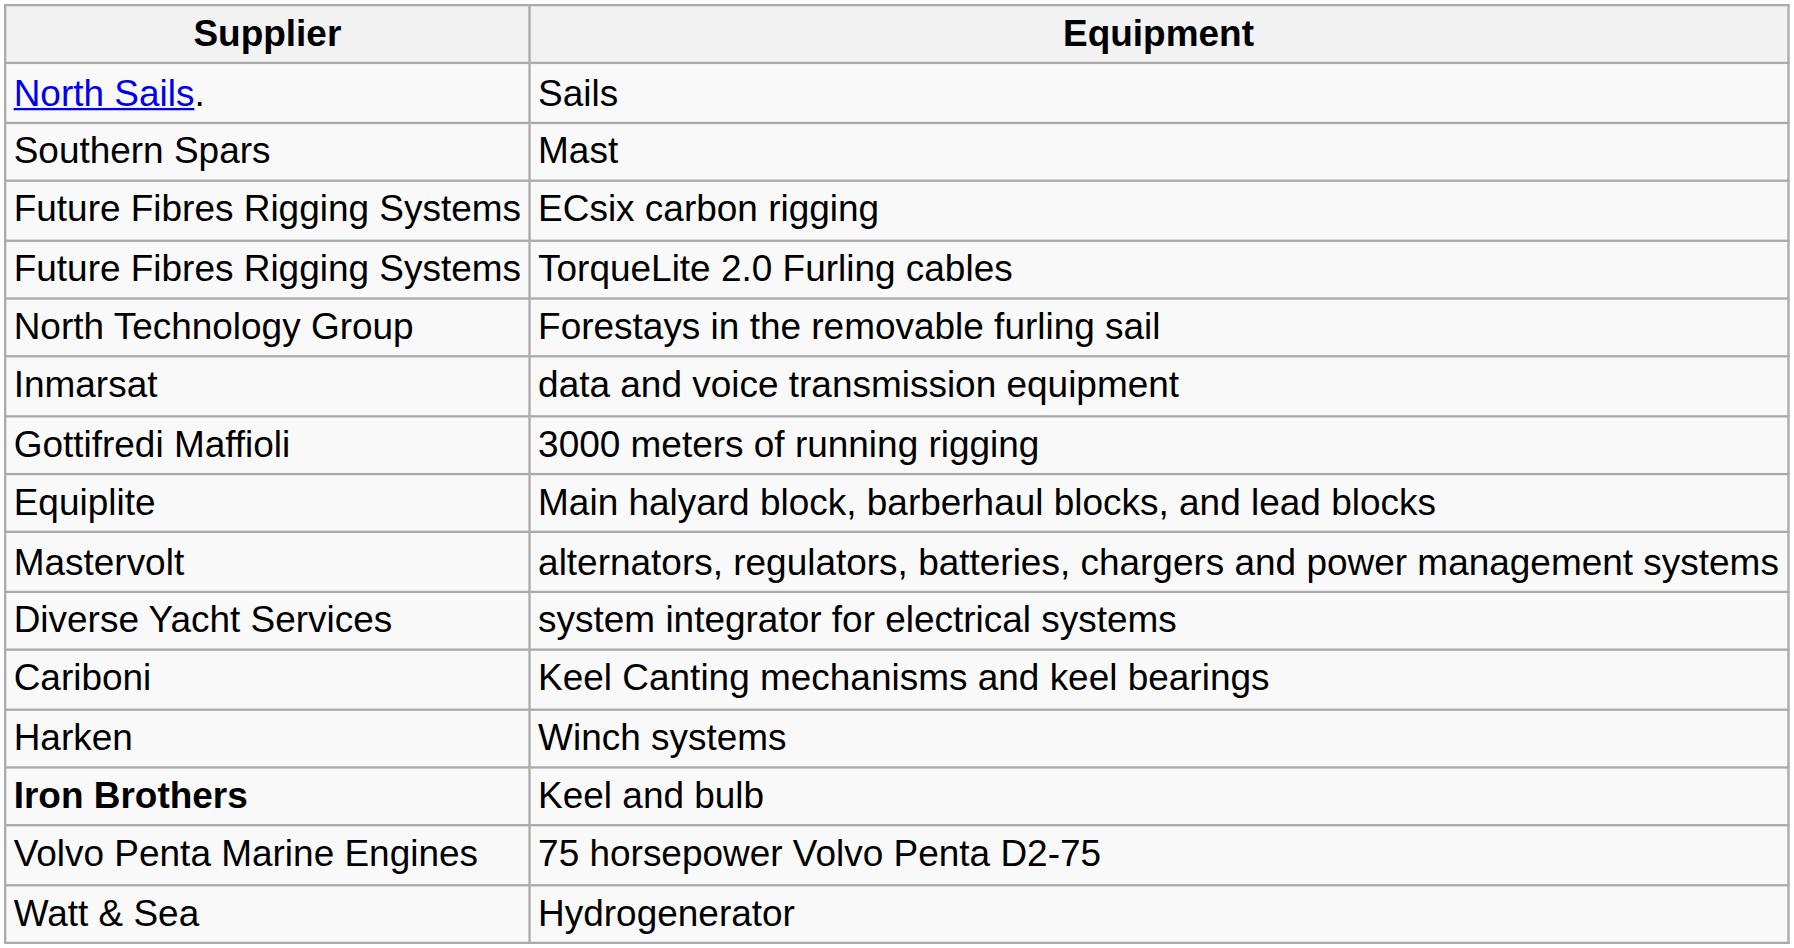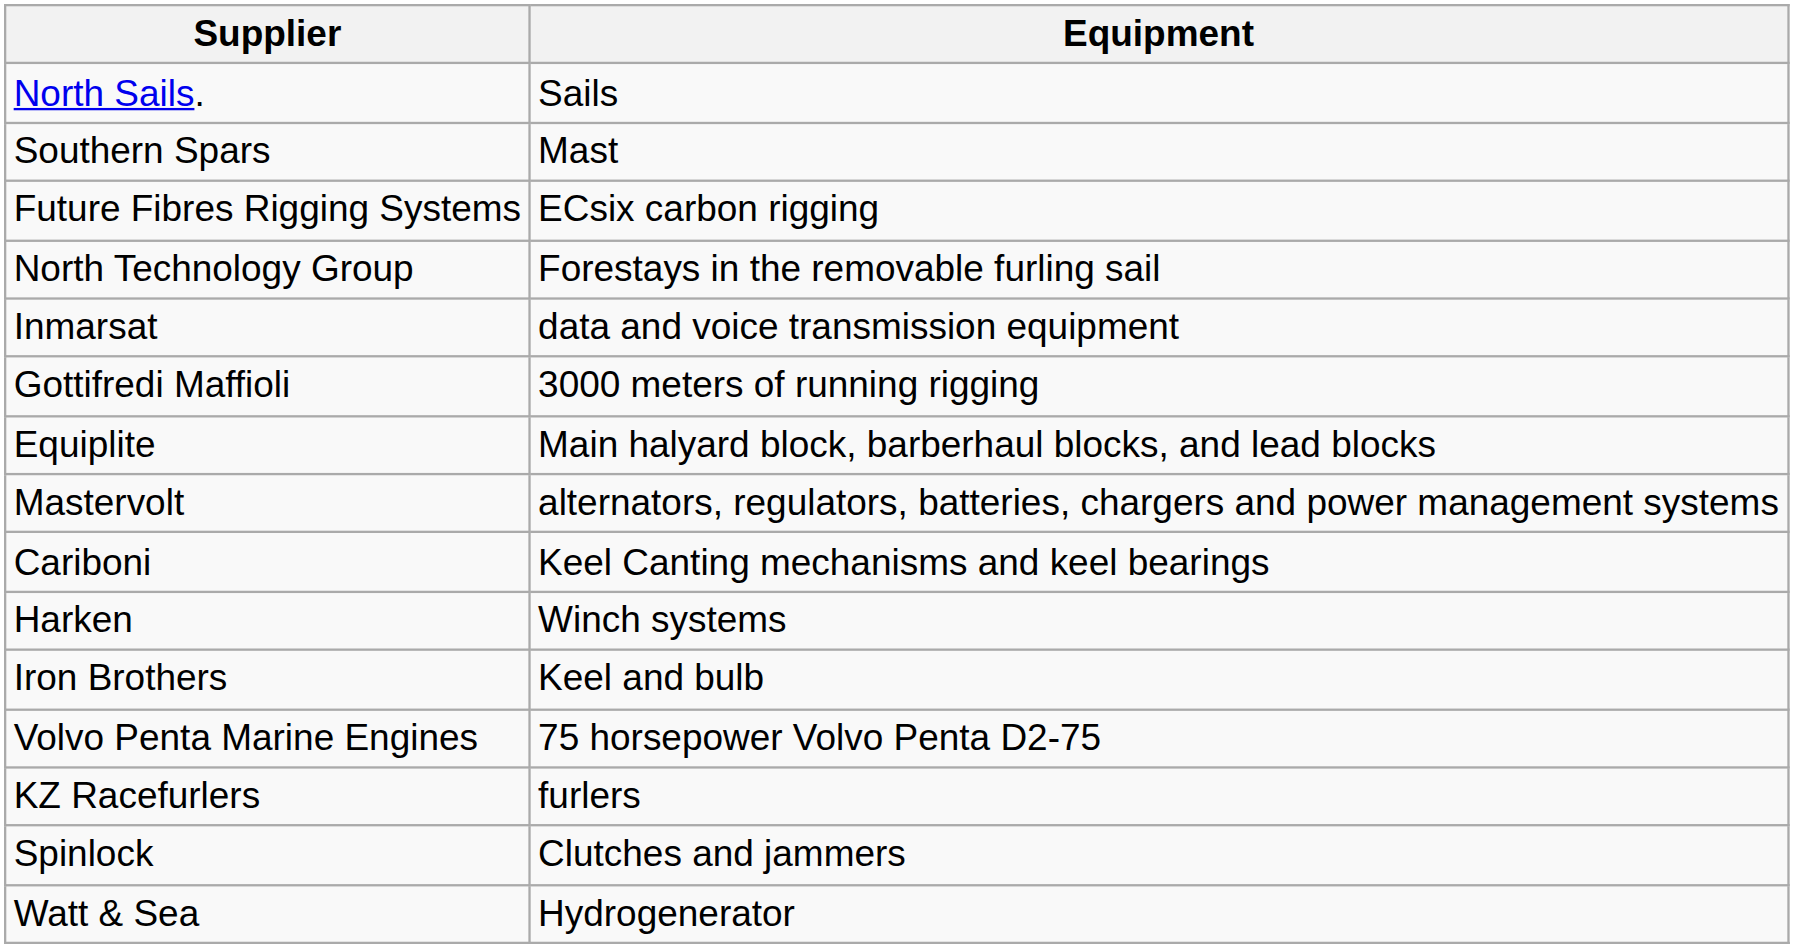- row: (775, 268)
- row: (857, 619)
(131, 795) bold -> (120, 678) normal
+ row: (589, 795)
+ row: (722, 854)
